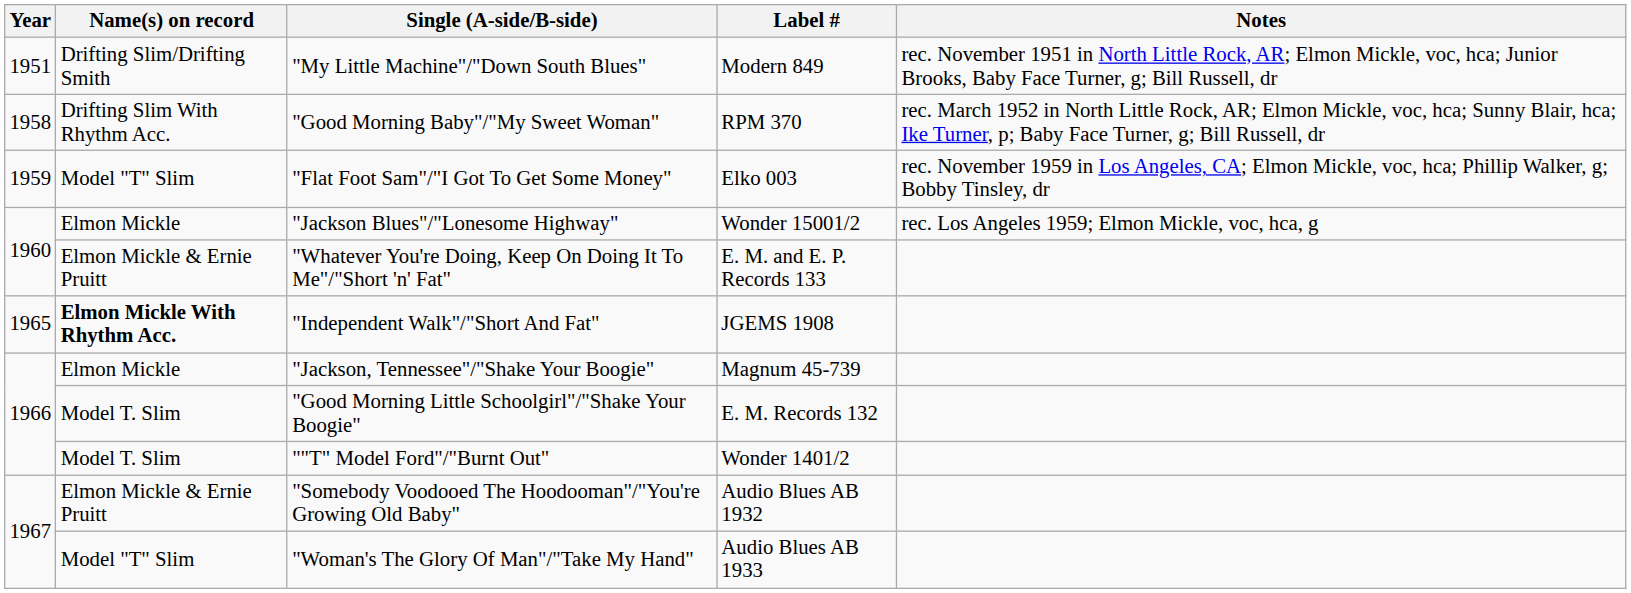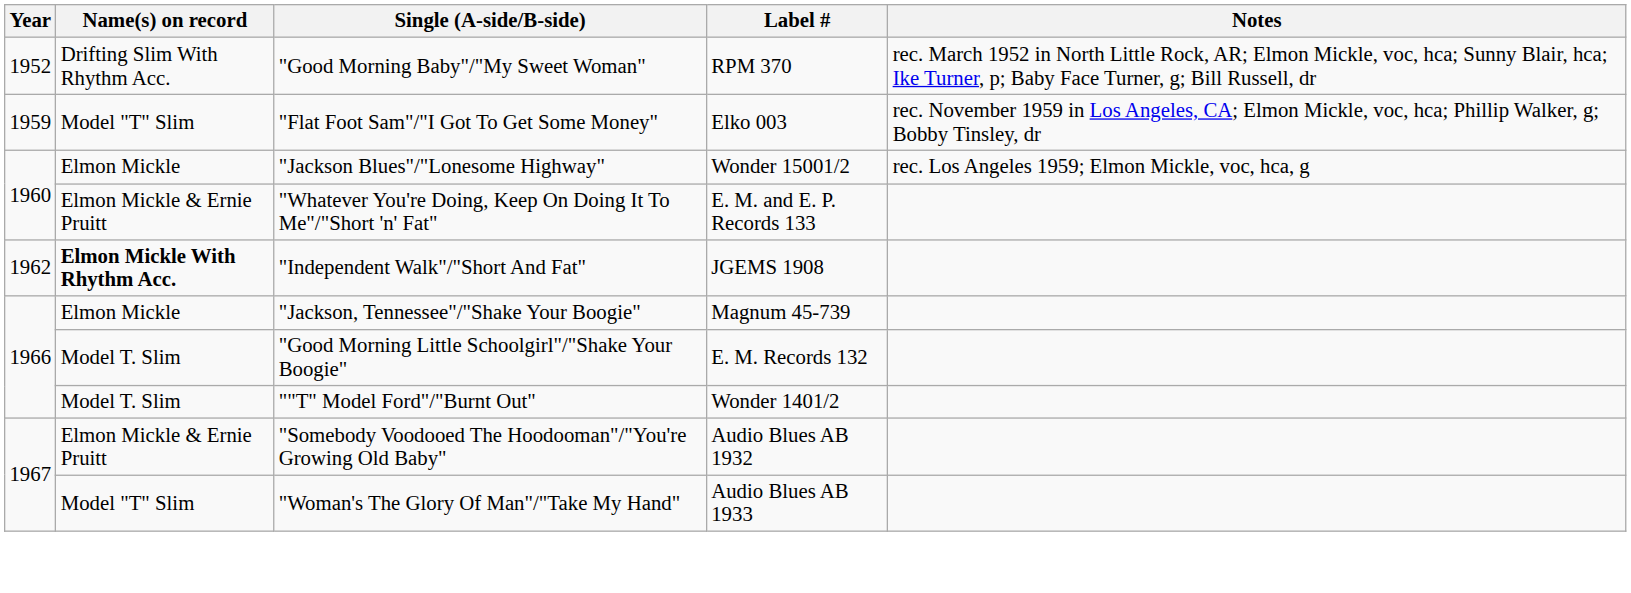- row: (469, 65)
(30, 122) 1958 -> (30, 65) 1952
(30, 324) 1965 -> (30, 267) 1962
